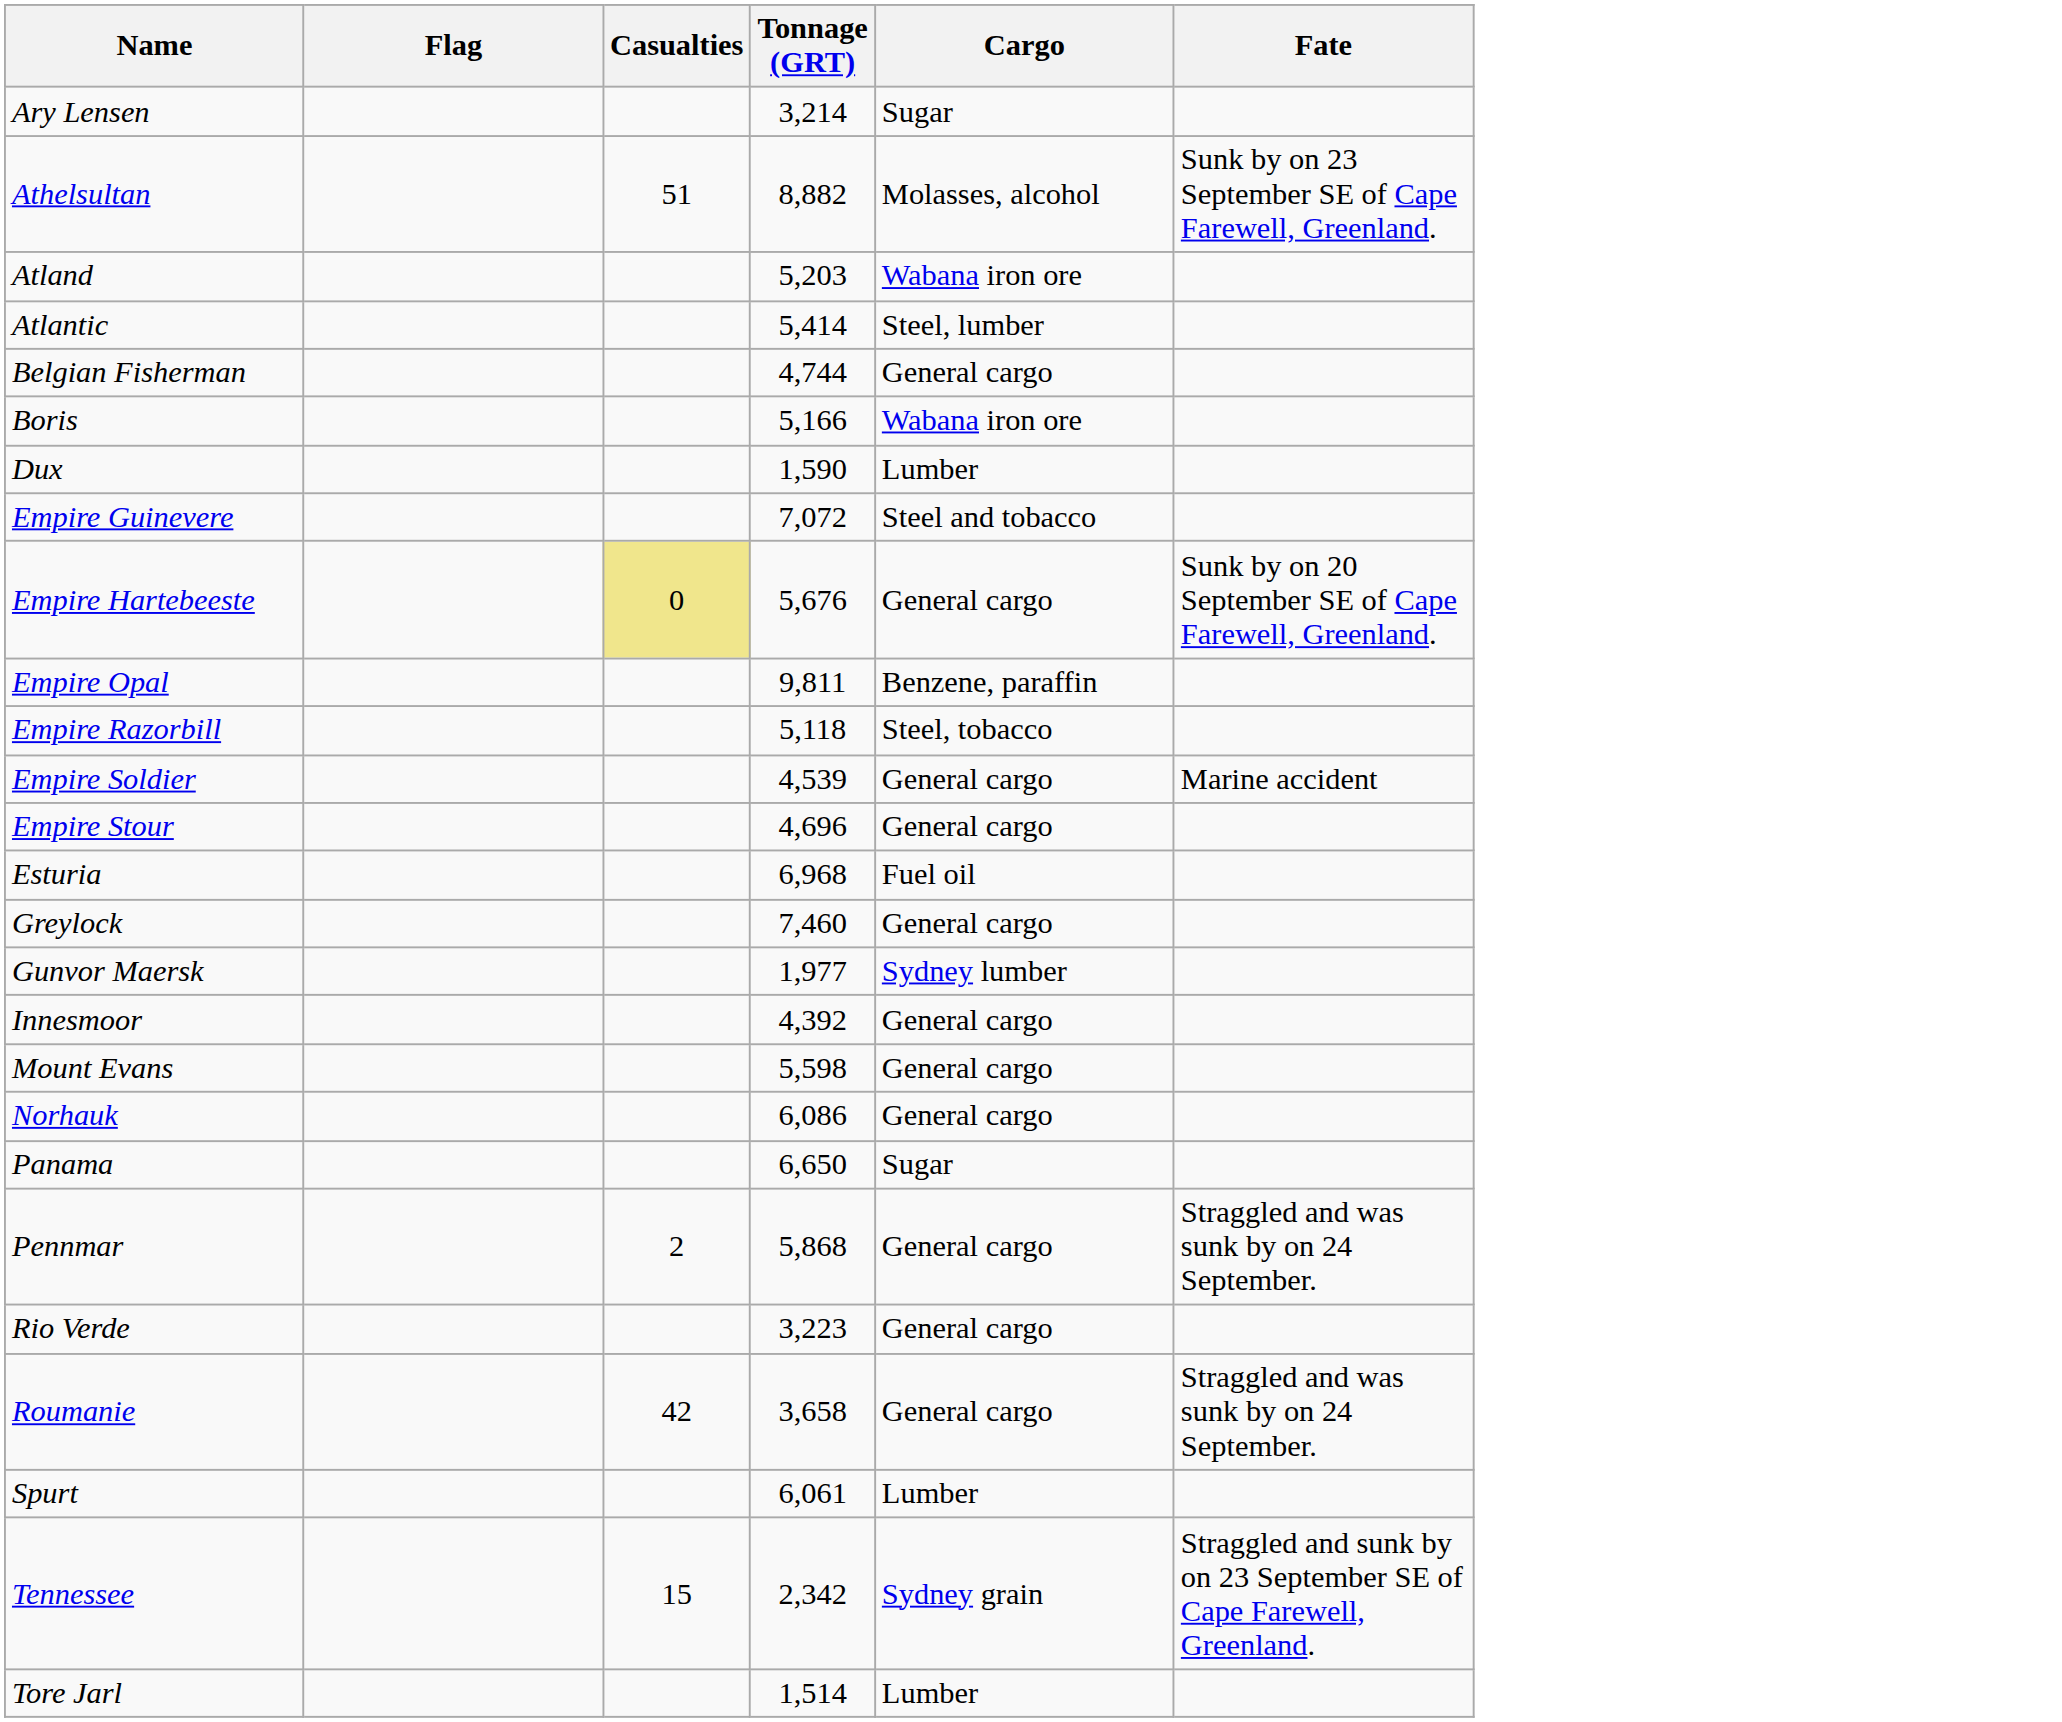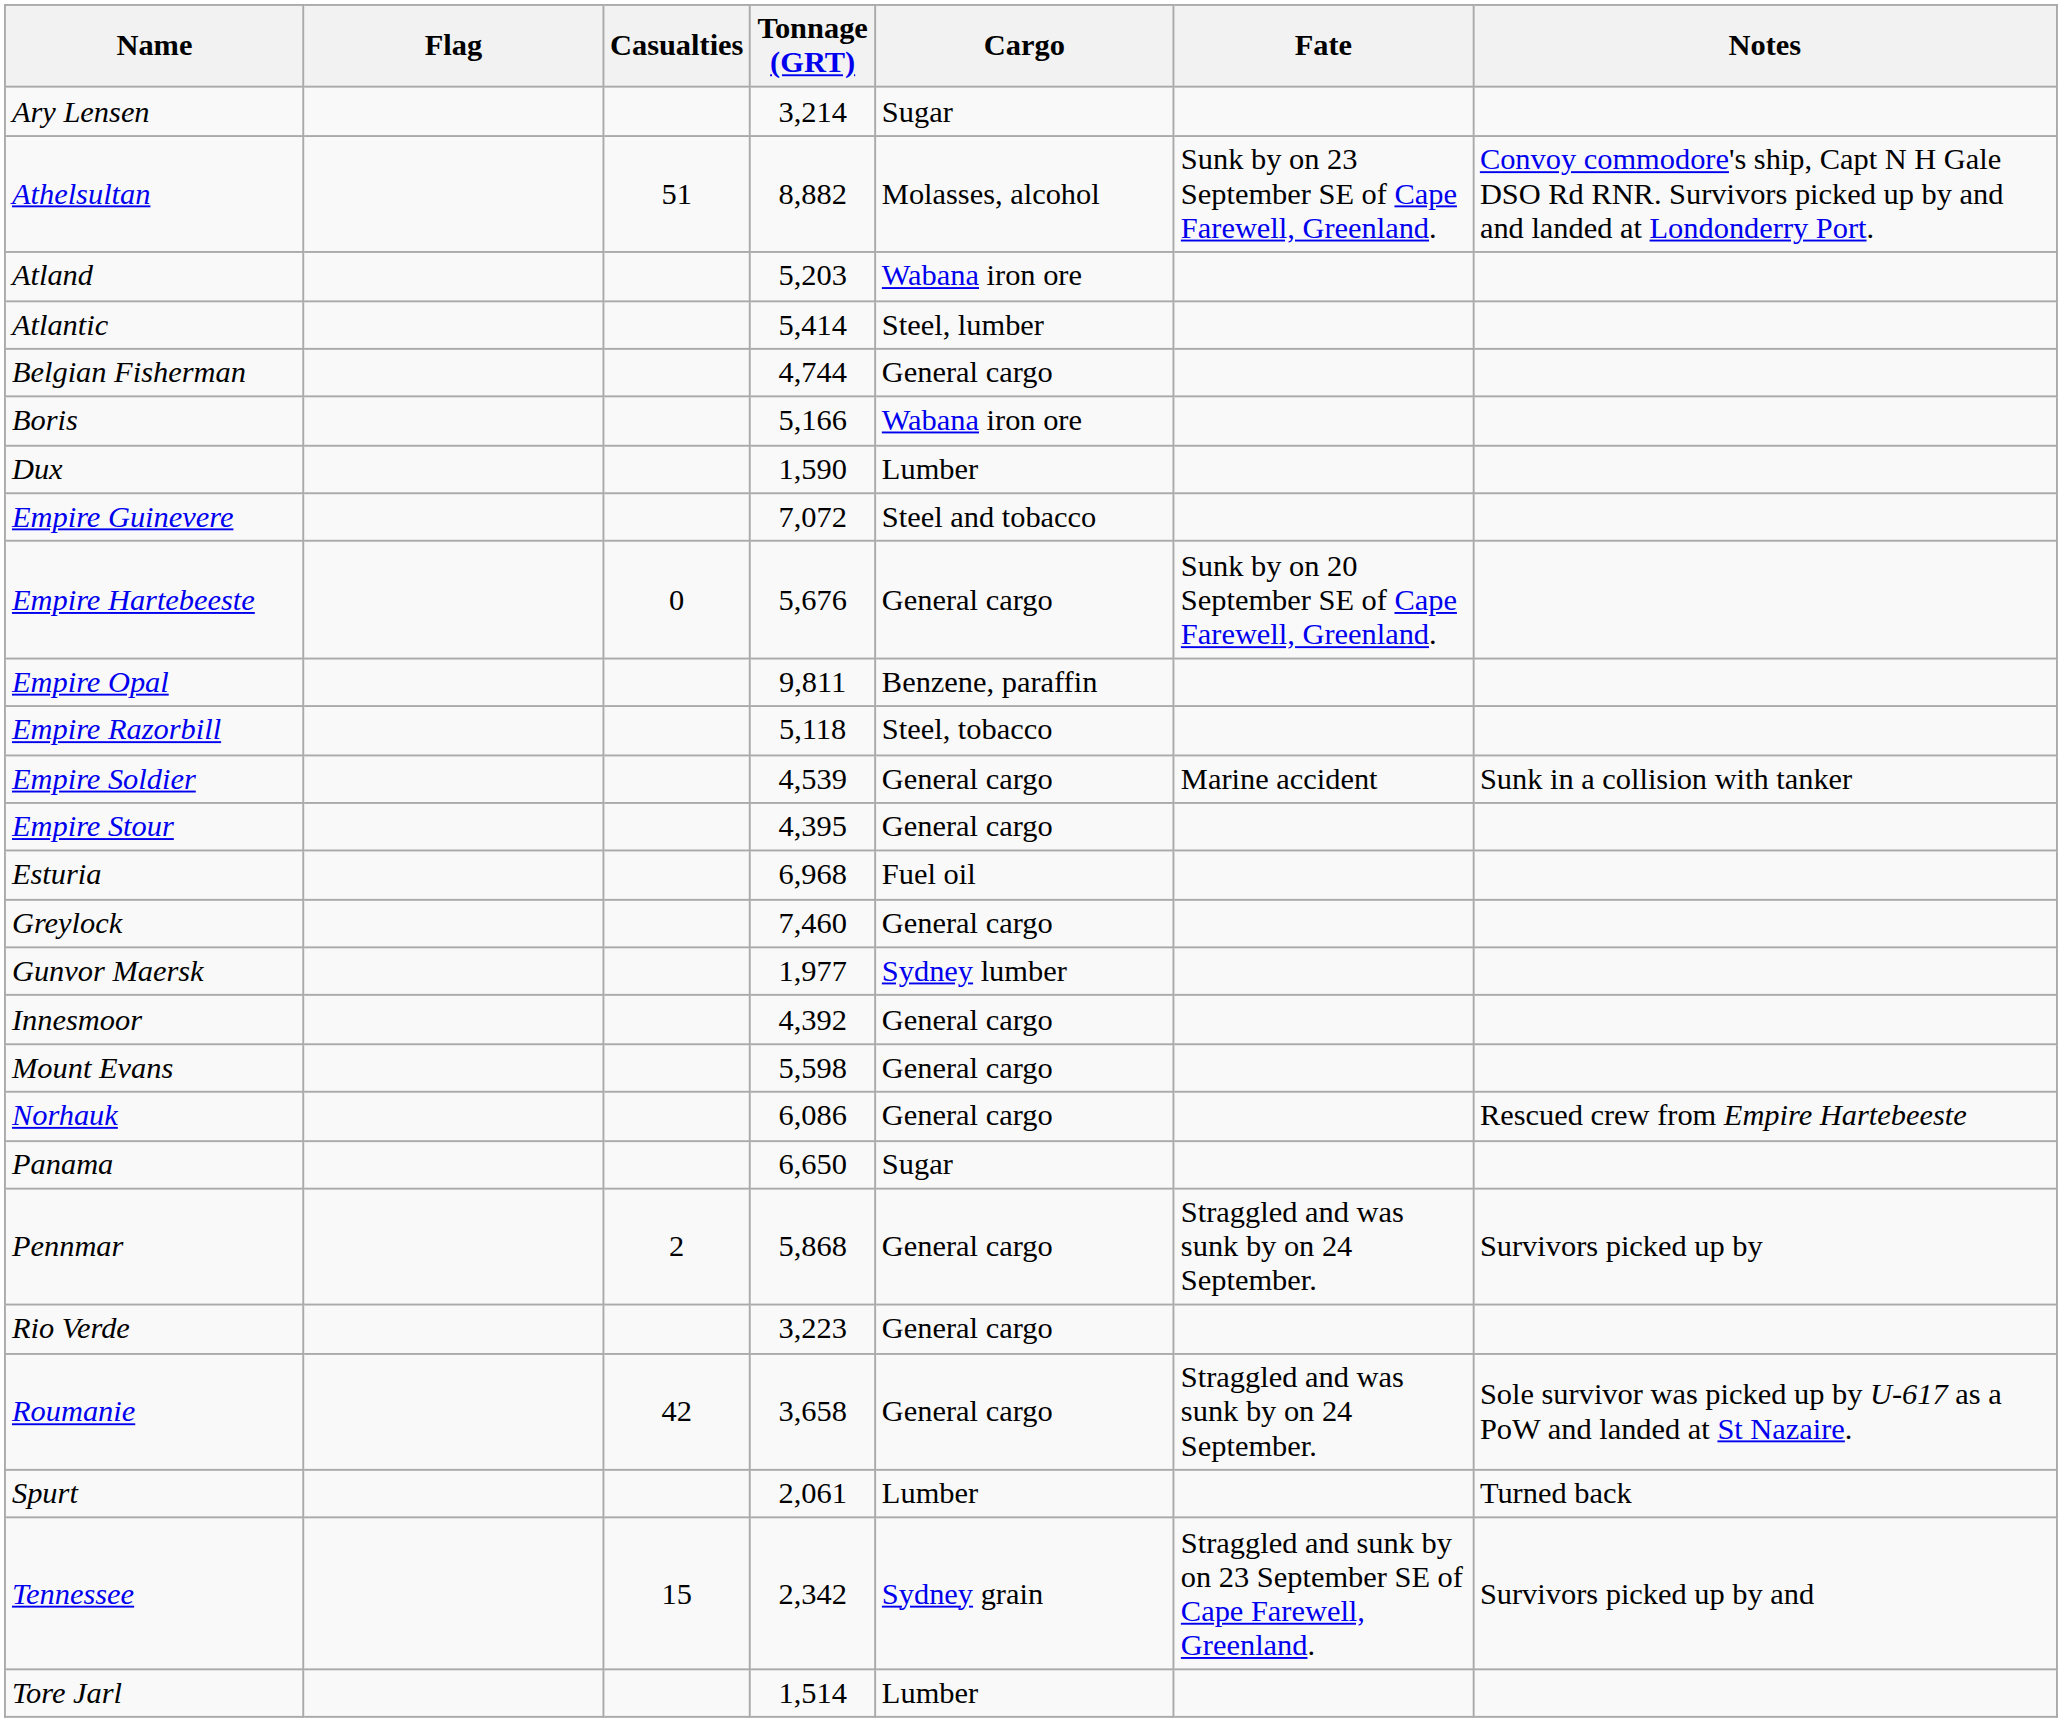+ column: (1765, 45)
(677, 599) khaki background -> (677, 599) no background
(813, 826) 4,696 -> (813, 826) 4,395
(813, 1493) 6,061 -> (813, 1493) 2,061
